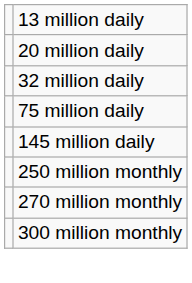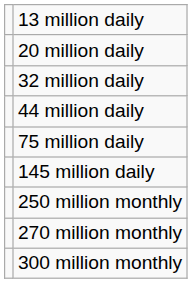+ row: (81, 111)
